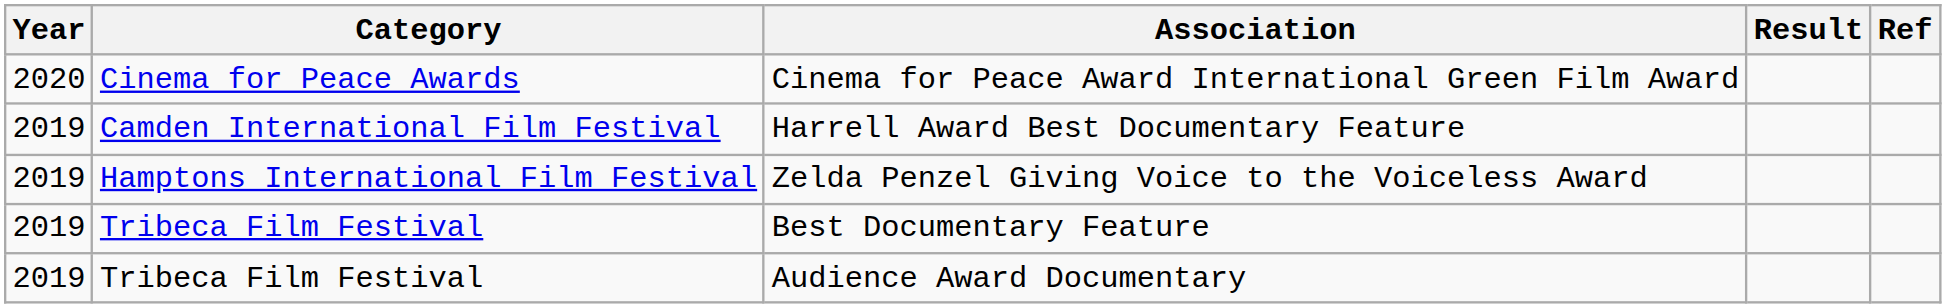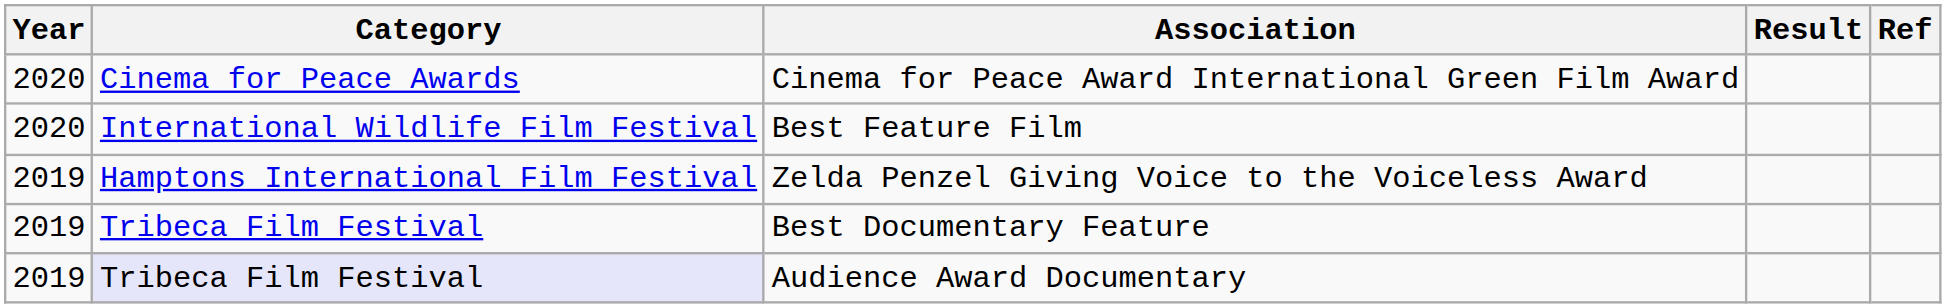+ row: (927, 129)
- row: (1118, 129)
(292, 278) no background -> (292, 278) lavender background
